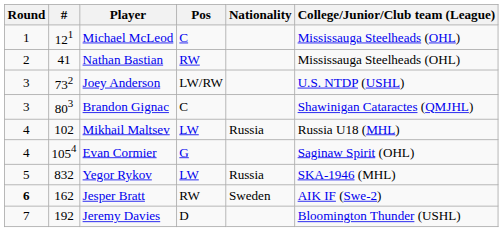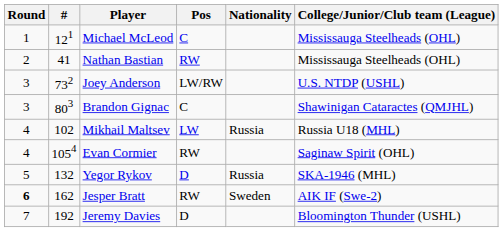(184, 152) G -> (190, 152) RW
(64, 174) 832 -> (64, 174) 132
(189, 174) LW -> (184, 174) D
